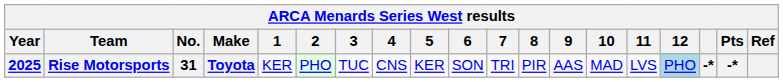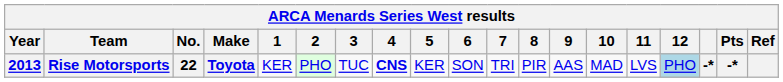(25, 65) 2025 -> (25, 65) 2013
(189, 65) 31 -> (189, 65) 22
(392, 65) normal -> (392, 65) bold
